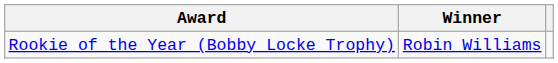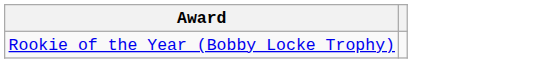- column: (472, 18)
